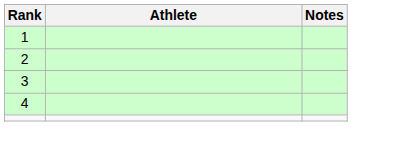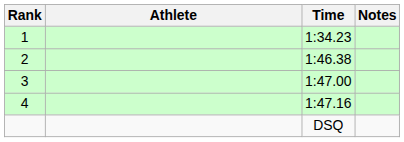+ column: (328, 15)
